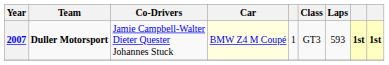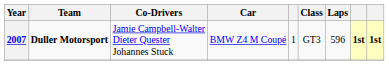(248, 40) lightyellow background -> (248, 40) no background
(338, 40) 593 -> (338, 40) 596
